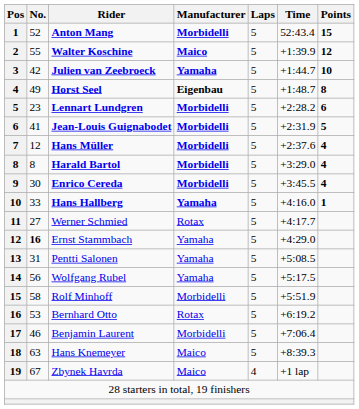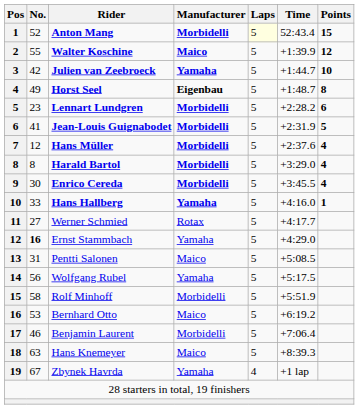(254, 32) no background -> (254, 32) lightyellow background
(195, 258) Yamaha -> (191, 258) Maico
(190, 314) Rotax -> (191, 314) Maico
(191, 371) Maico -> (195, 371) Yamaha
